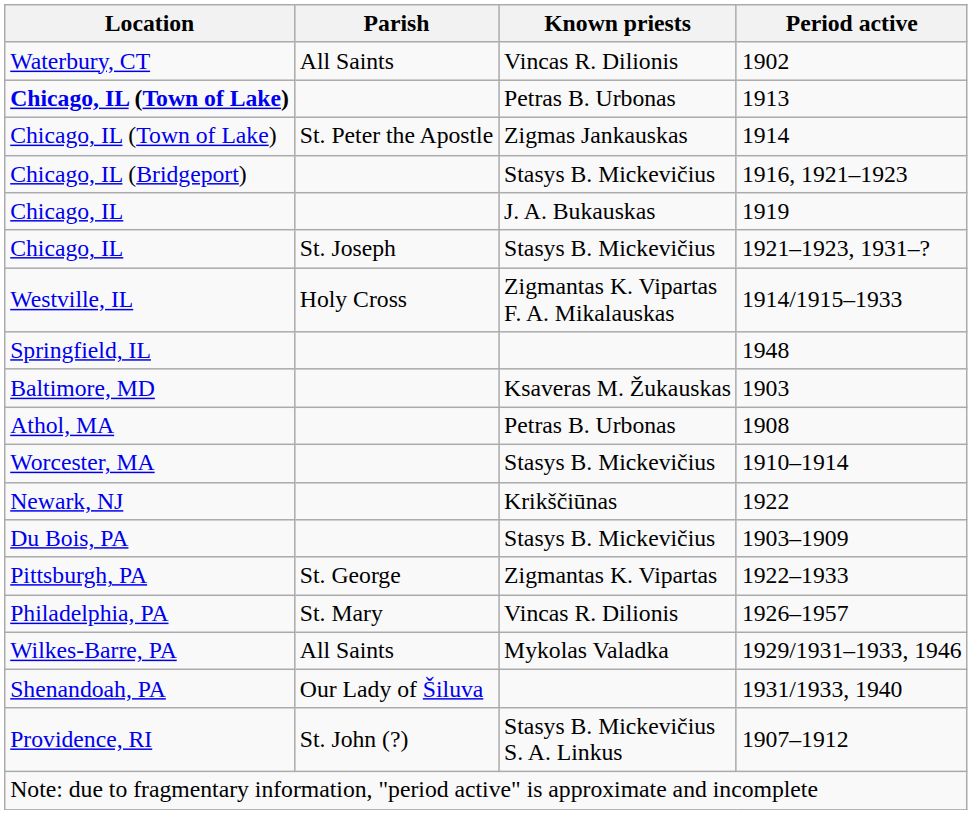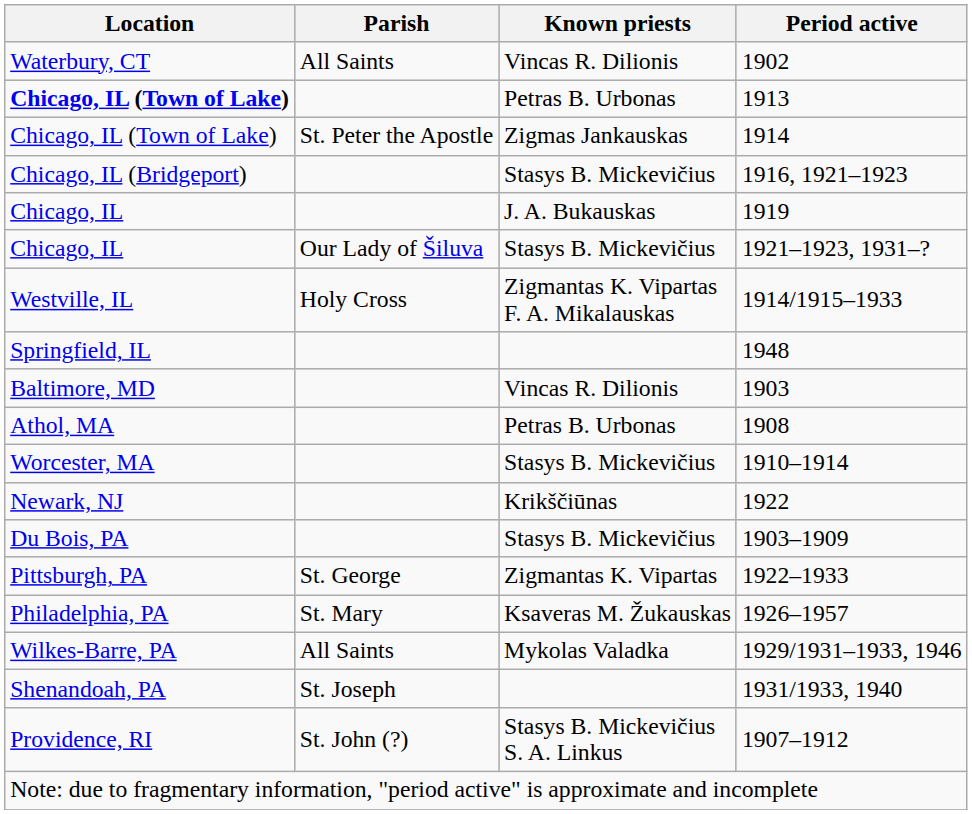(348, 248) St. Joseph -> (392, 248) Our Lady of Šiluva
(618, 387) Ksaveras M. Žukauskas -> (591, 387) Vincas R. Dilionis
(591, 613) Vincas R. Dilionis -> (618, 613) Ksaveras M. Žukauskas
(392, 688) Our Lady of Šiluva -> (348, 688) St. Joseph
